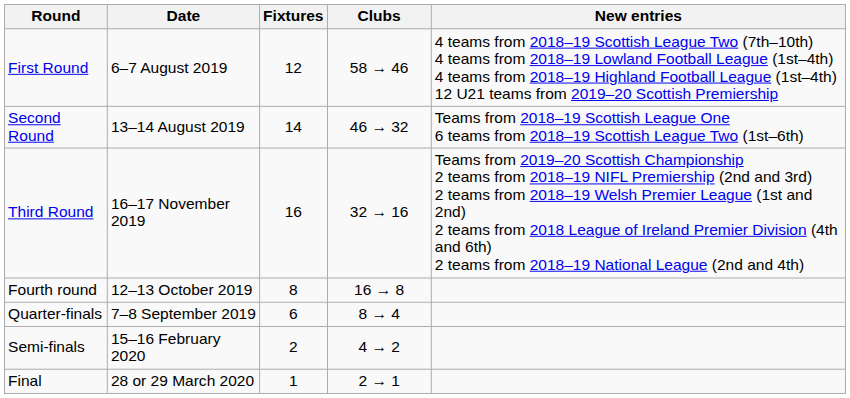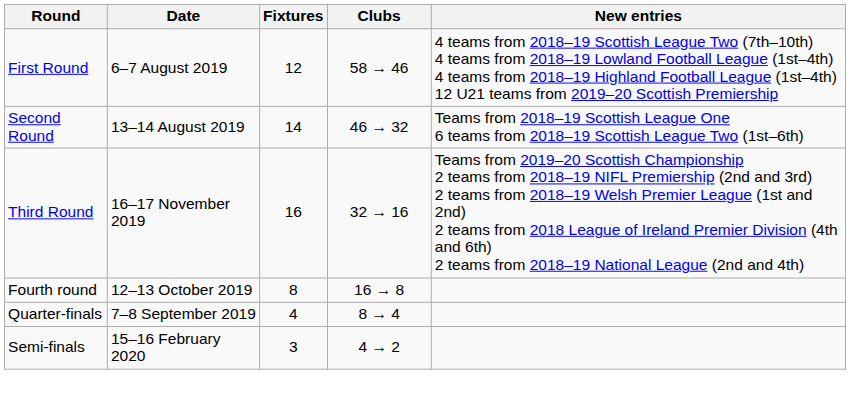(293, 314) 6 -> (293, 314) 4
(293, 347) 2 -> (293, 347) 3
- row: (25, 381)
